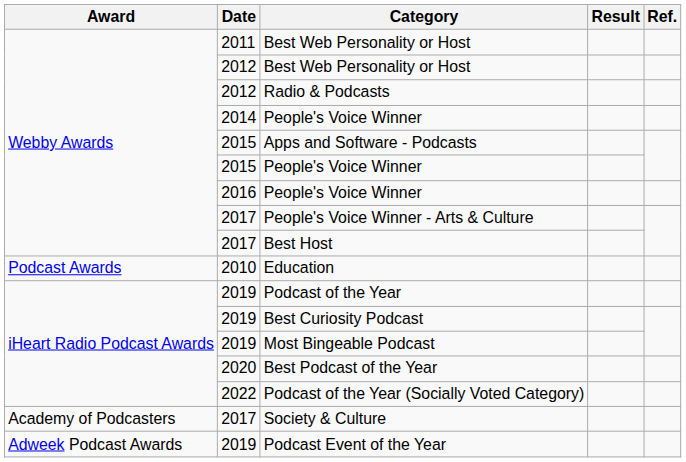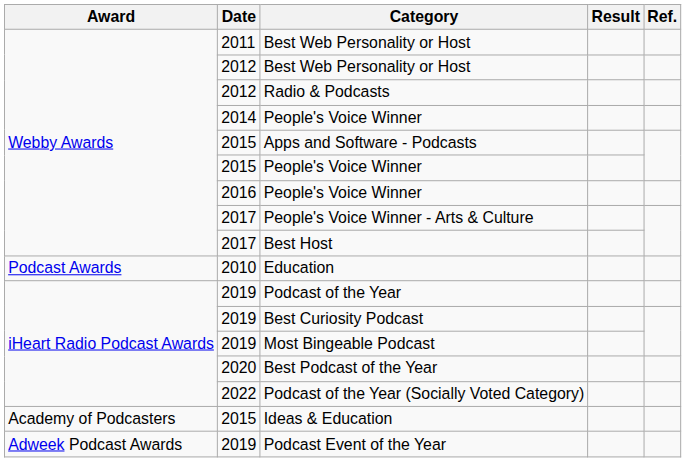+ row: (239, 419)
- row: (239, 419)
